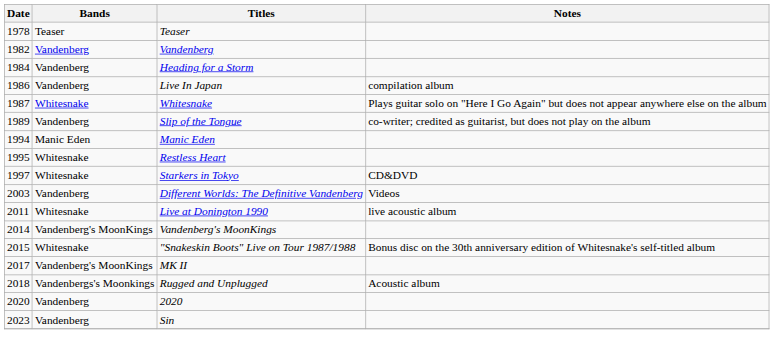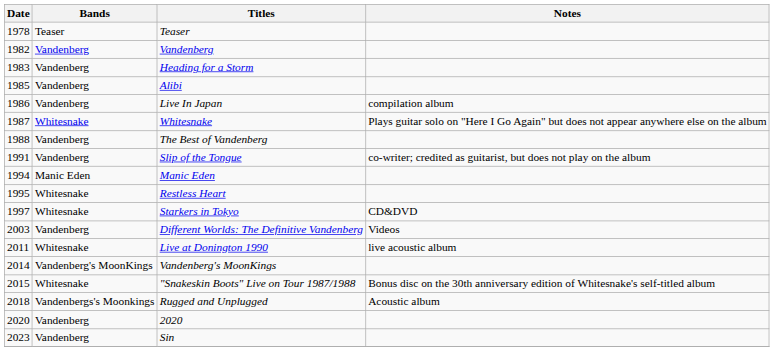(18, 67) 1984 -> (18, 67) 1983
+ row: (171, 85)
+ row: (214, 139)
(18, 121) 1989 -> (18, 157) 1991
- row: (173, 265)
